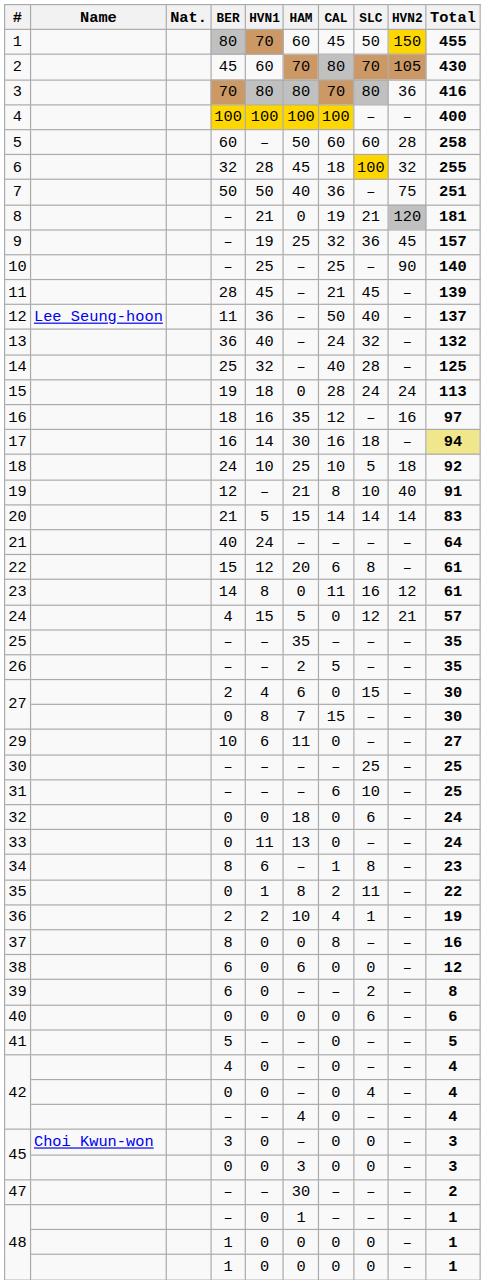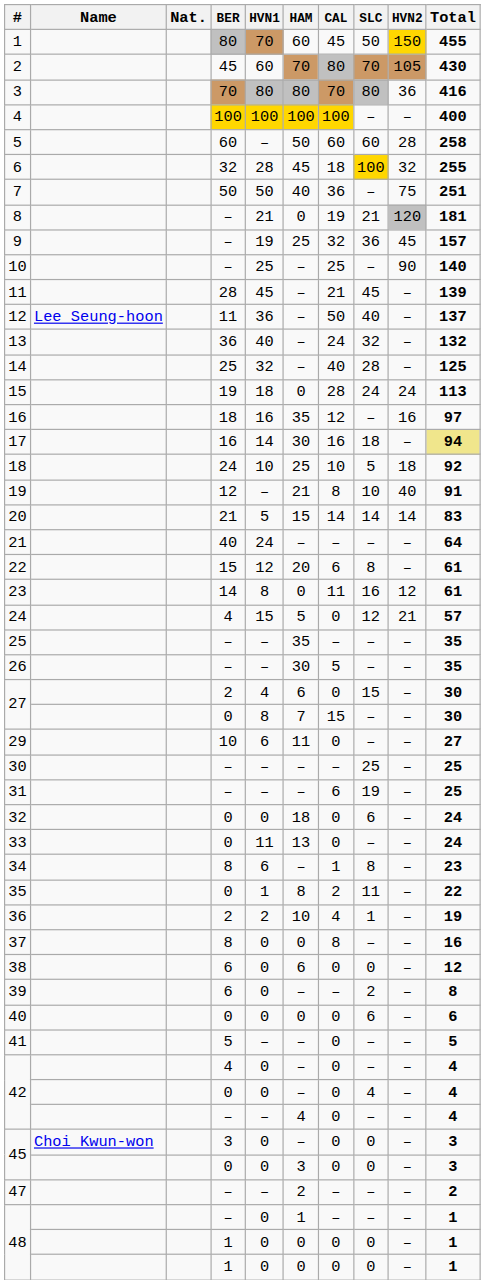(301, 667) 2 -> (301, 667) 30
(371, 792) 10 -> (371, 792) 19
(301, 1192) 30 -> (301, 1192) 2
